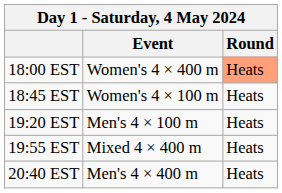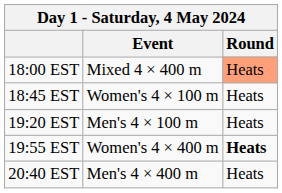(153, 69) Women's 4 × 400 m -> (144, 69) Mixed 4 × 400 m
(144, 148) Mixed 4 × 400 m -> (153, 148) Women's 4 × 400 m
(245, 148) normal -> (246, 148) bold
